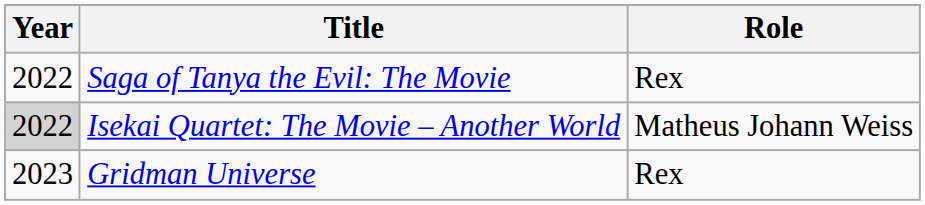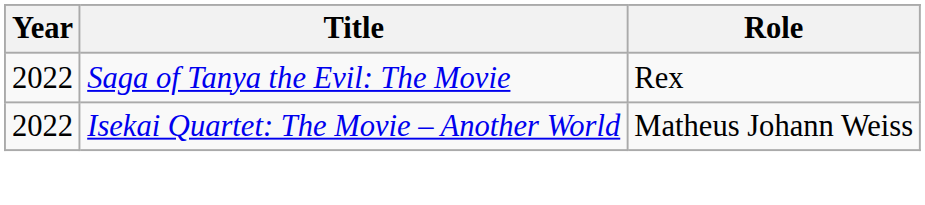(43, 125) lightgrey background -> (43, 125) no background
- row: (201, 174)
